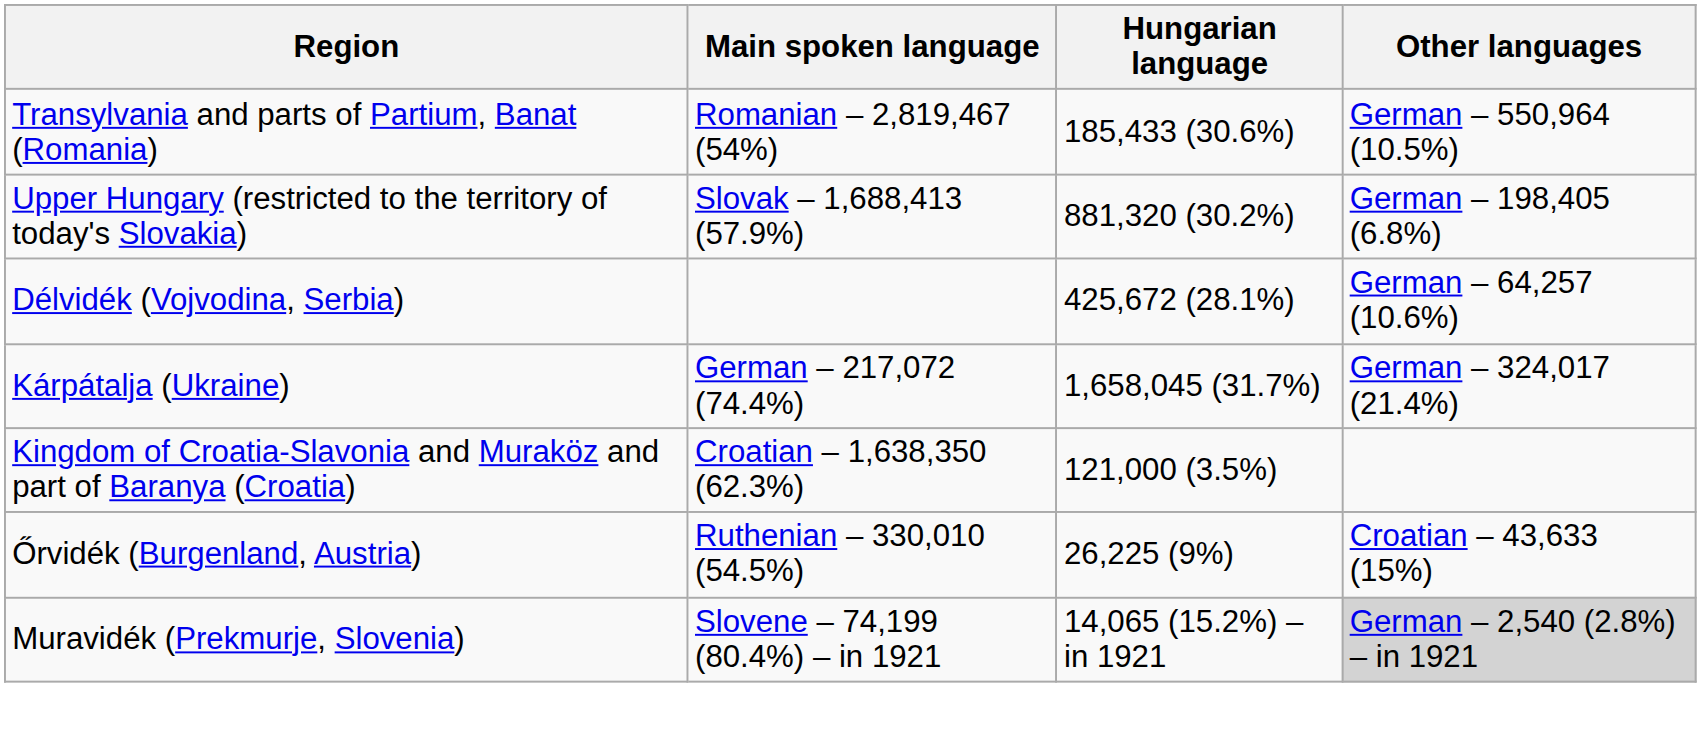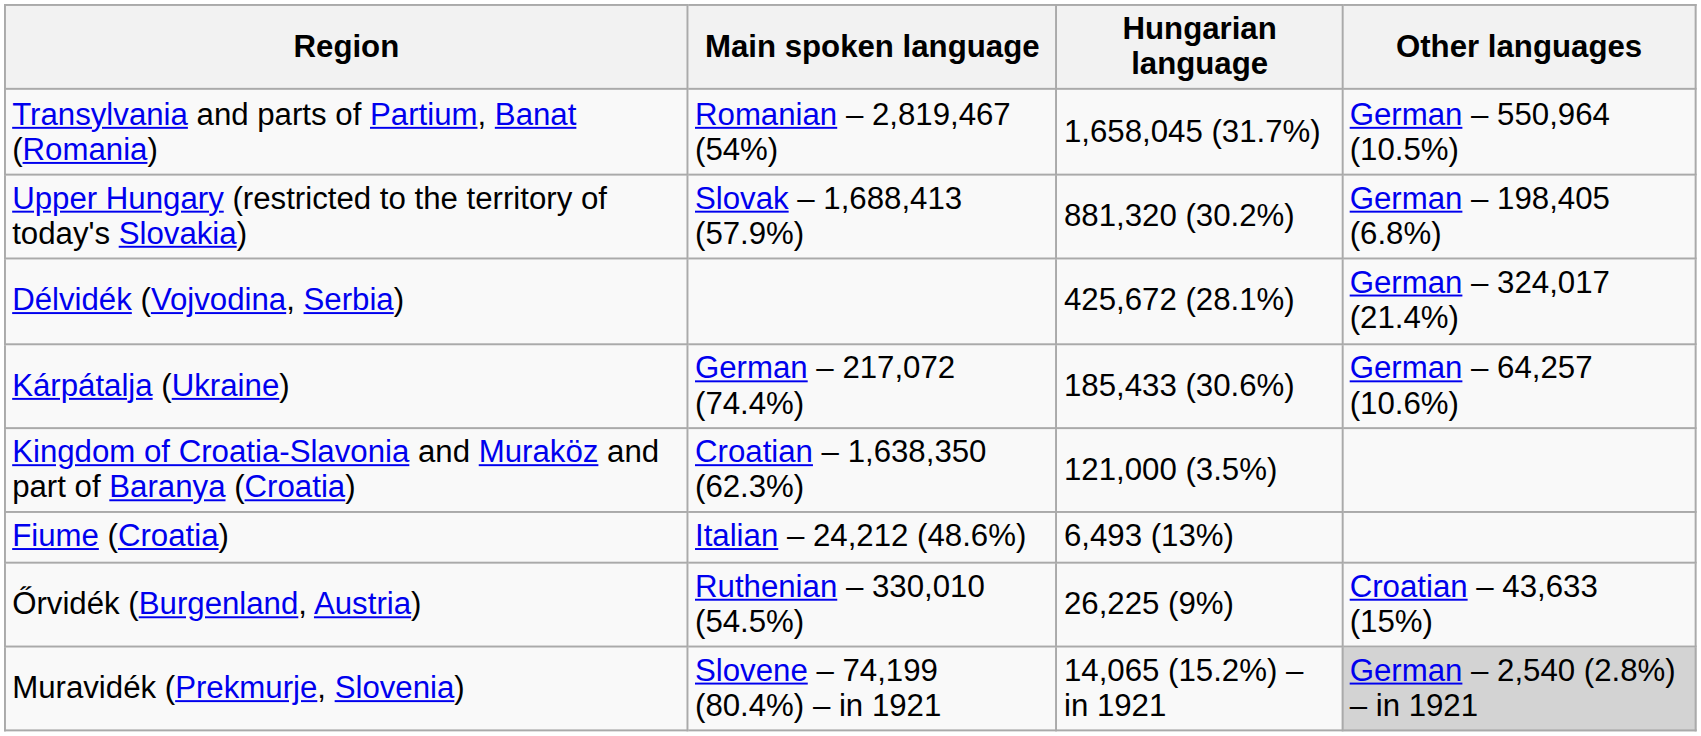(1179, 131) 185,433 (30.6%) -> (1192, 131) 1,658,045 (31.7%)
(1471, 300) German – 64,257 (10.6%) -> (1480, 300) German – 324,017 (21.4%)
(1192, 385) 1,658,045 (31.7%) -> (1179, 385) 185,433 (30.6%)
(1480, 385) German – 324,017 (21.4%) -> (1471, 385) German – 64,257 (10.6%)
+ row: (121, 536)
